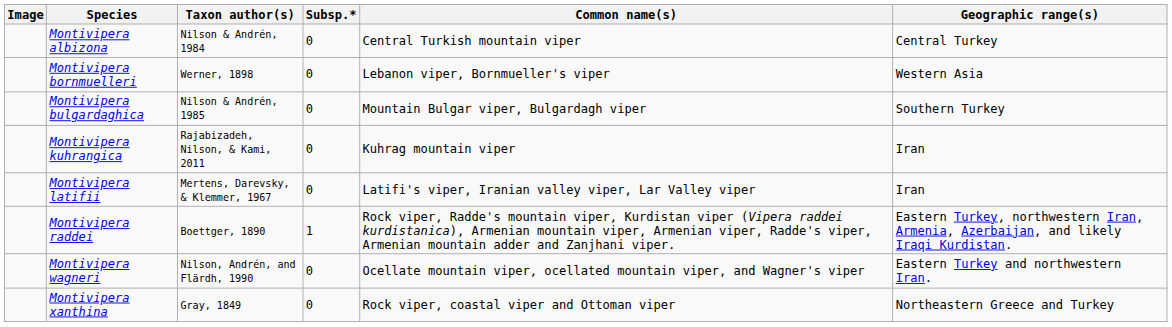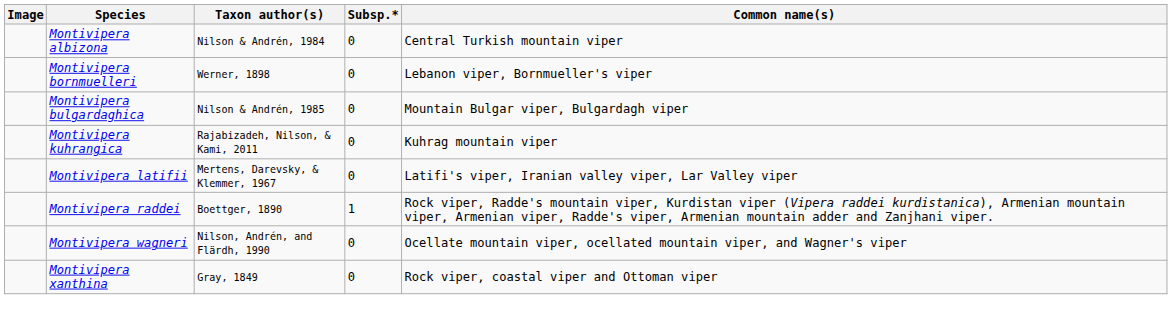- column: (1030, 14)
